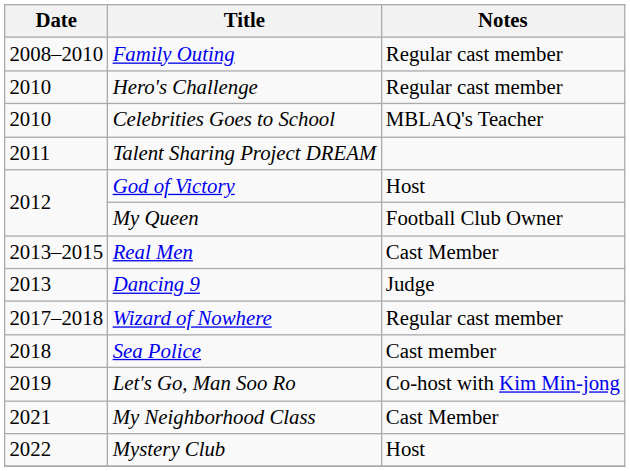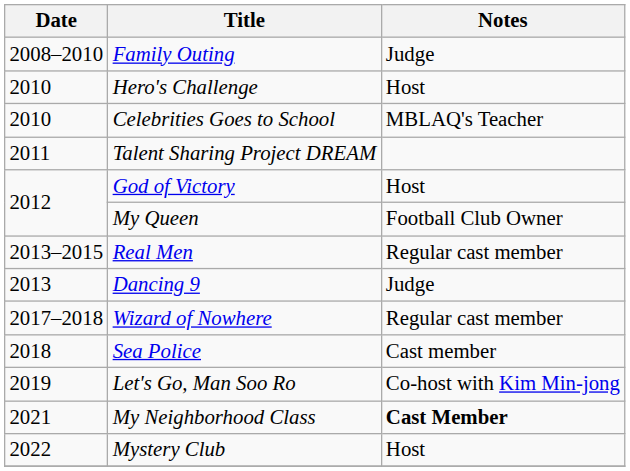(474, 53) Regular cast member -> (410, 53) Judge
(474, 86) Regular cast member -> (406, 86) Host
(442, 251) Cast Member -> (474, 251) Regular cast member
(442, 416) normal -> (447, 416) bold
